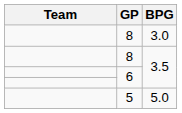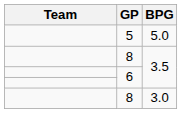rows swapped: (129, 98) <-> (129, 35)
